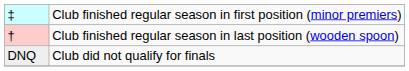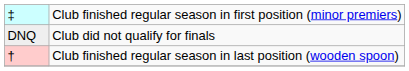rows swapped: (11, 35) <-> (22, 55)
